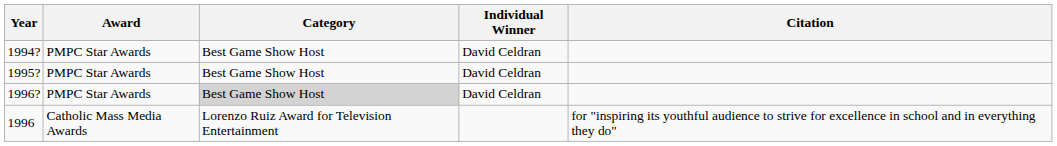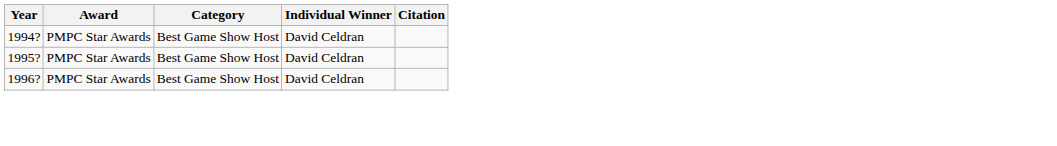(263, 94) lightgrey background -> (218, 79) no background
- row: (21, 123)
